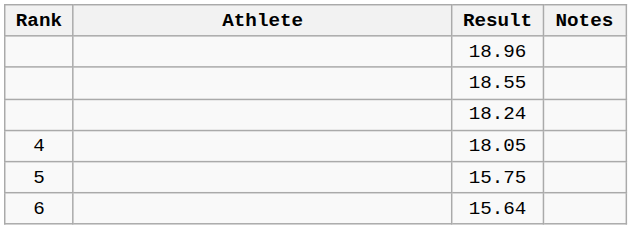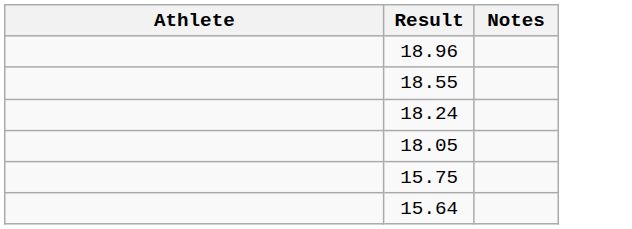- column: (39, 20)
